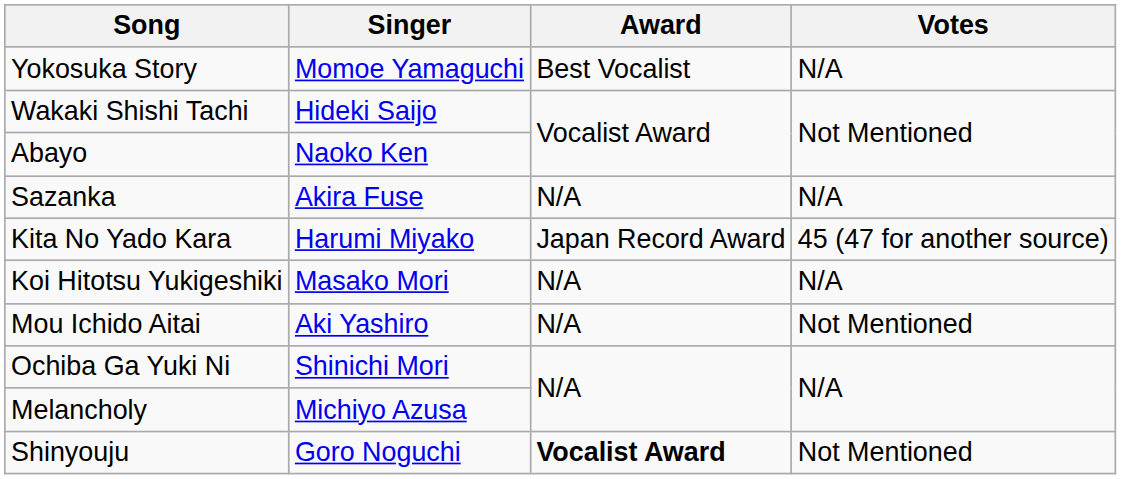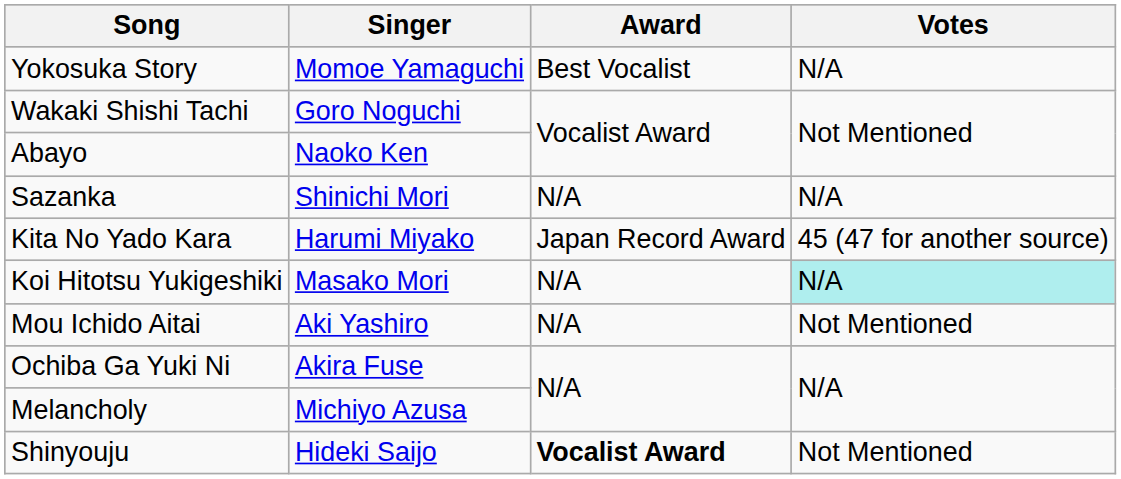(366, 111) Hideki Saijo -> (378, 111) Goro Noguchi
(359, 196) Akira Fuse -> (372, 196) Shinichi Mori
(820, 281) no background -> (820, 281) paleturquoise background
(372, 366) Shinichi Mori -> (359, 366) Akira Fuse
(378, 452) Goro Noguchi -> (366, 452) Hideki Saijo
